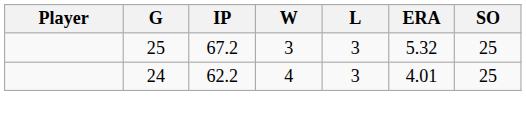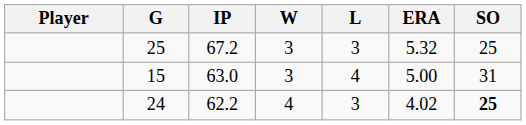+ row: (156, 76)
(422, 76) 4.01 -> (422, 104) 4.02
(488, 76) normal -> (488, 104) bold
